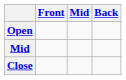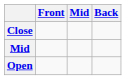rows swapped: (20, 65) <-> (20, 30)
